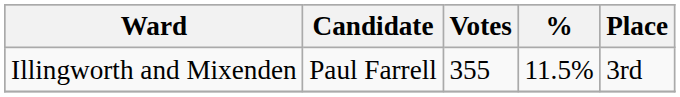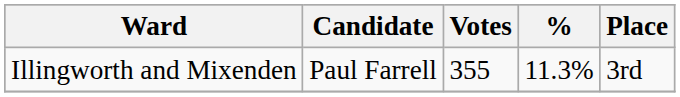(559, 69) 11.5% -> (559, 69) 11.3%
